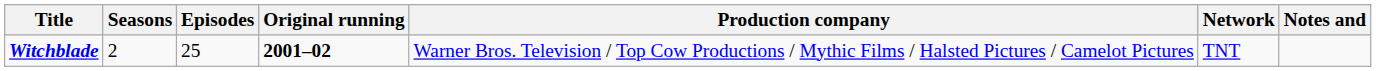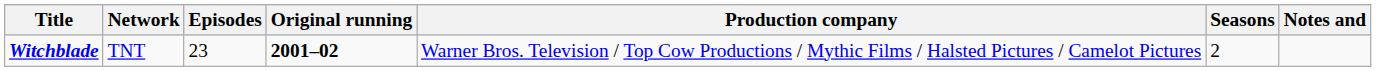columns swapped: (140, 19) <-> (1239, 19)
(191, 50) 25 -> (198, 50) 23
